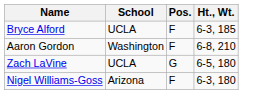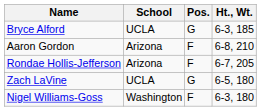(172, 30) F -> (191, 30) G
(136, 47) Washington -> (144, 47) Arizona
+ row: (64, 64)
(126, 81) Arizona -> (154, 98) Washington
